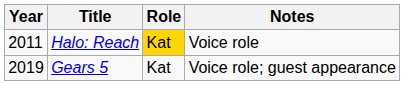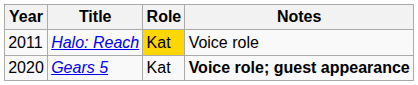(26, 67) 2019 -> (26, 67) 2020
(292, 67) normal -> (299, 67) bold
